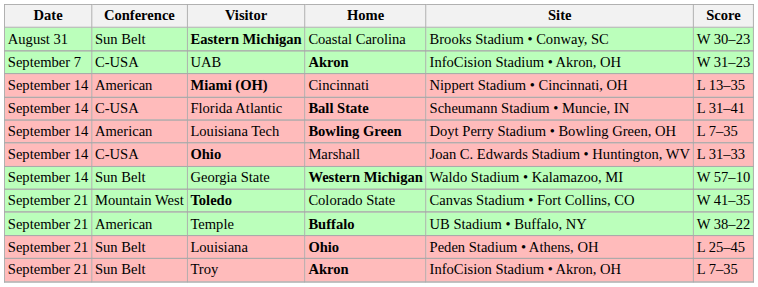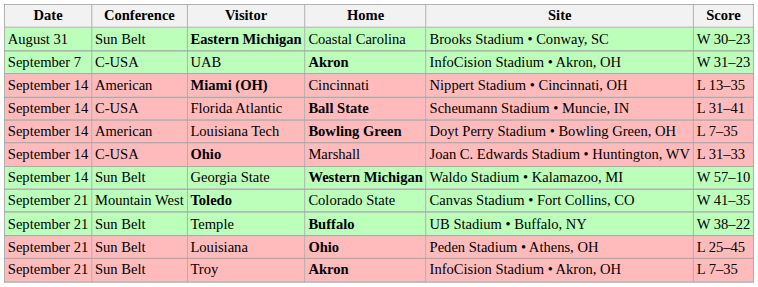(124, 223) American -> (120, 223) Sun Belt
